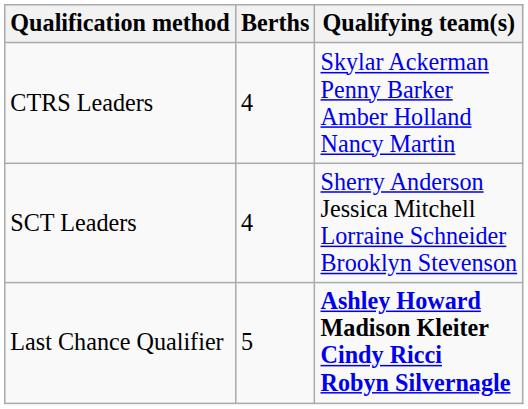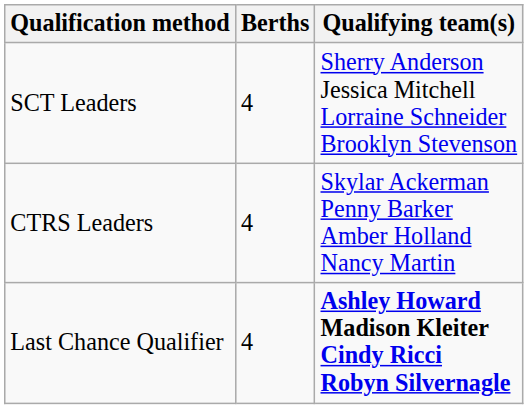rows swapped: (82, 102) <-> (74, 222)
(247, 342) 5 -> (247, 342) 4
